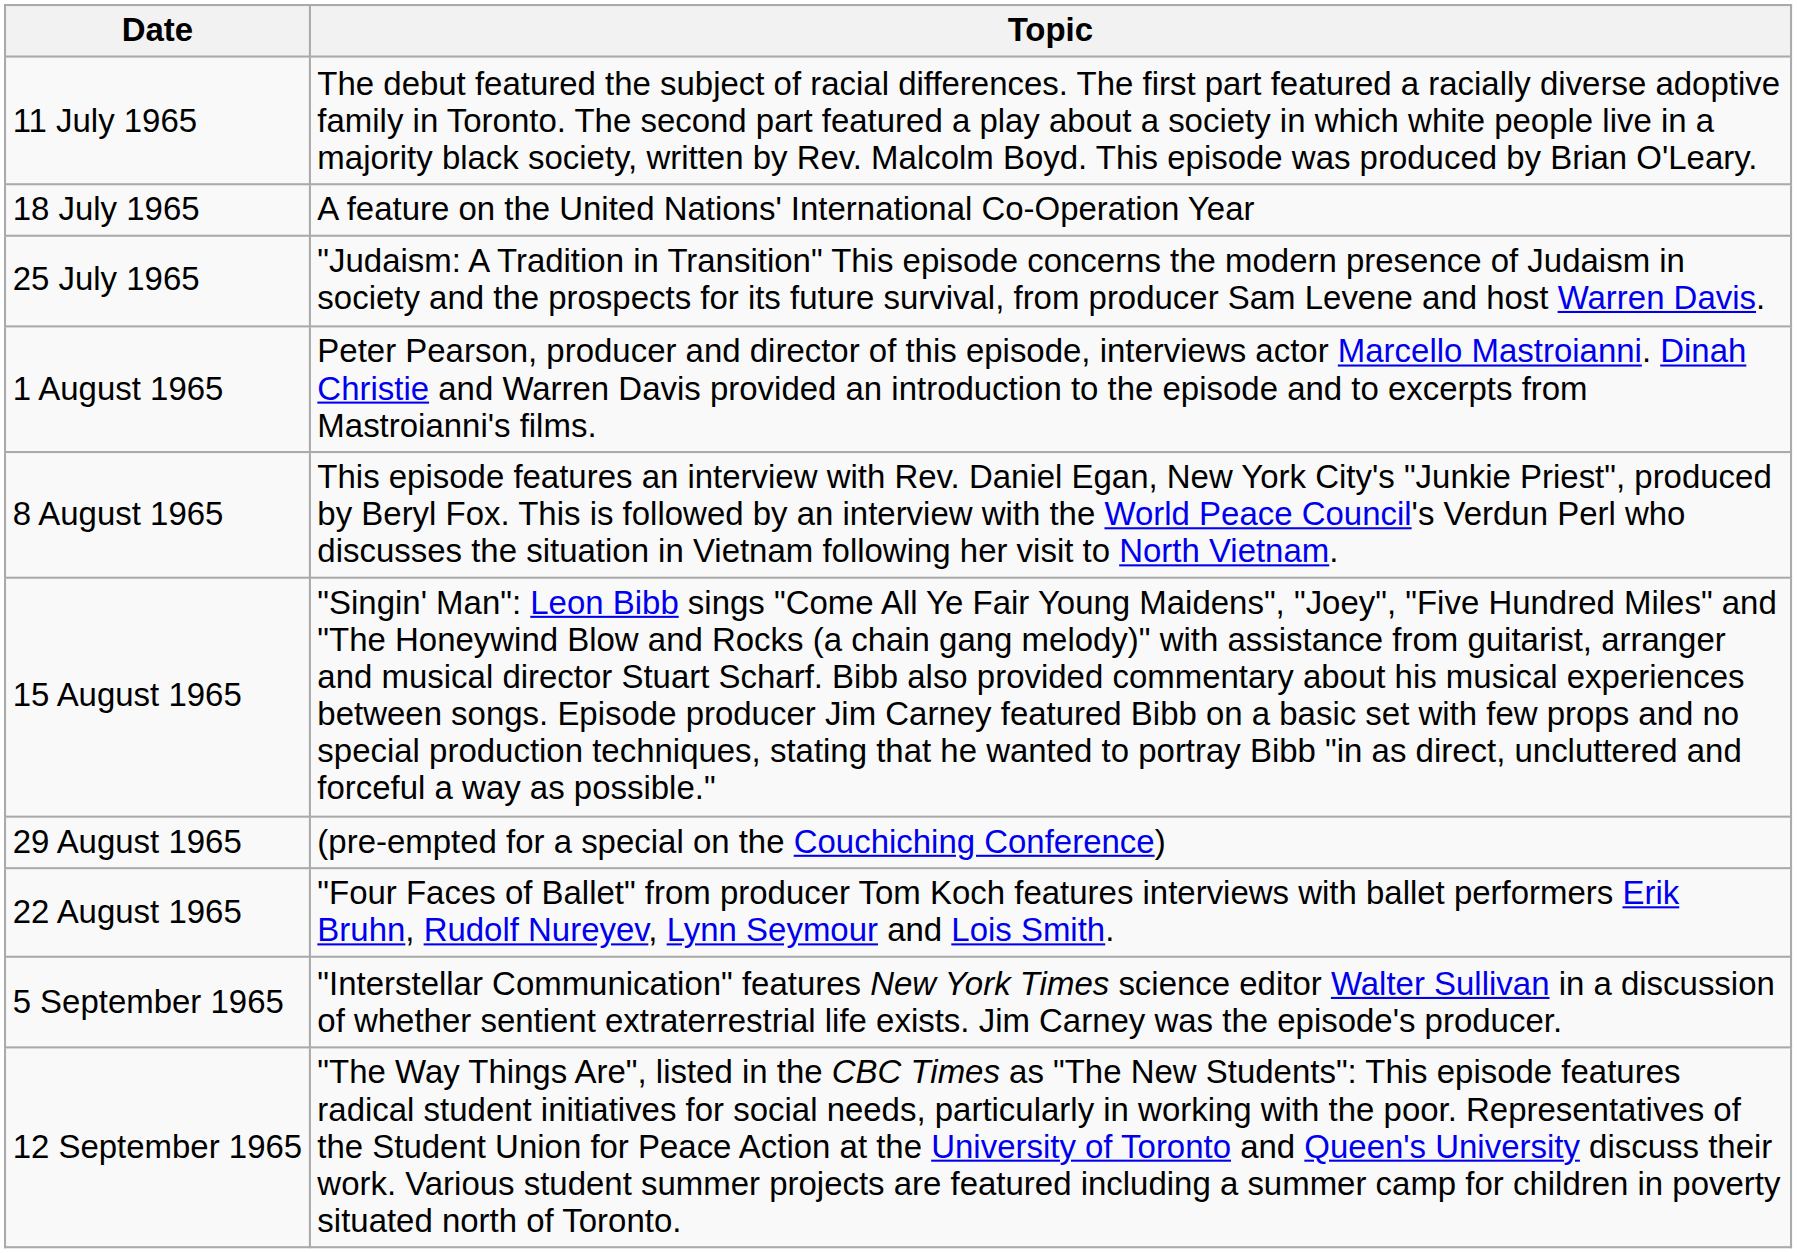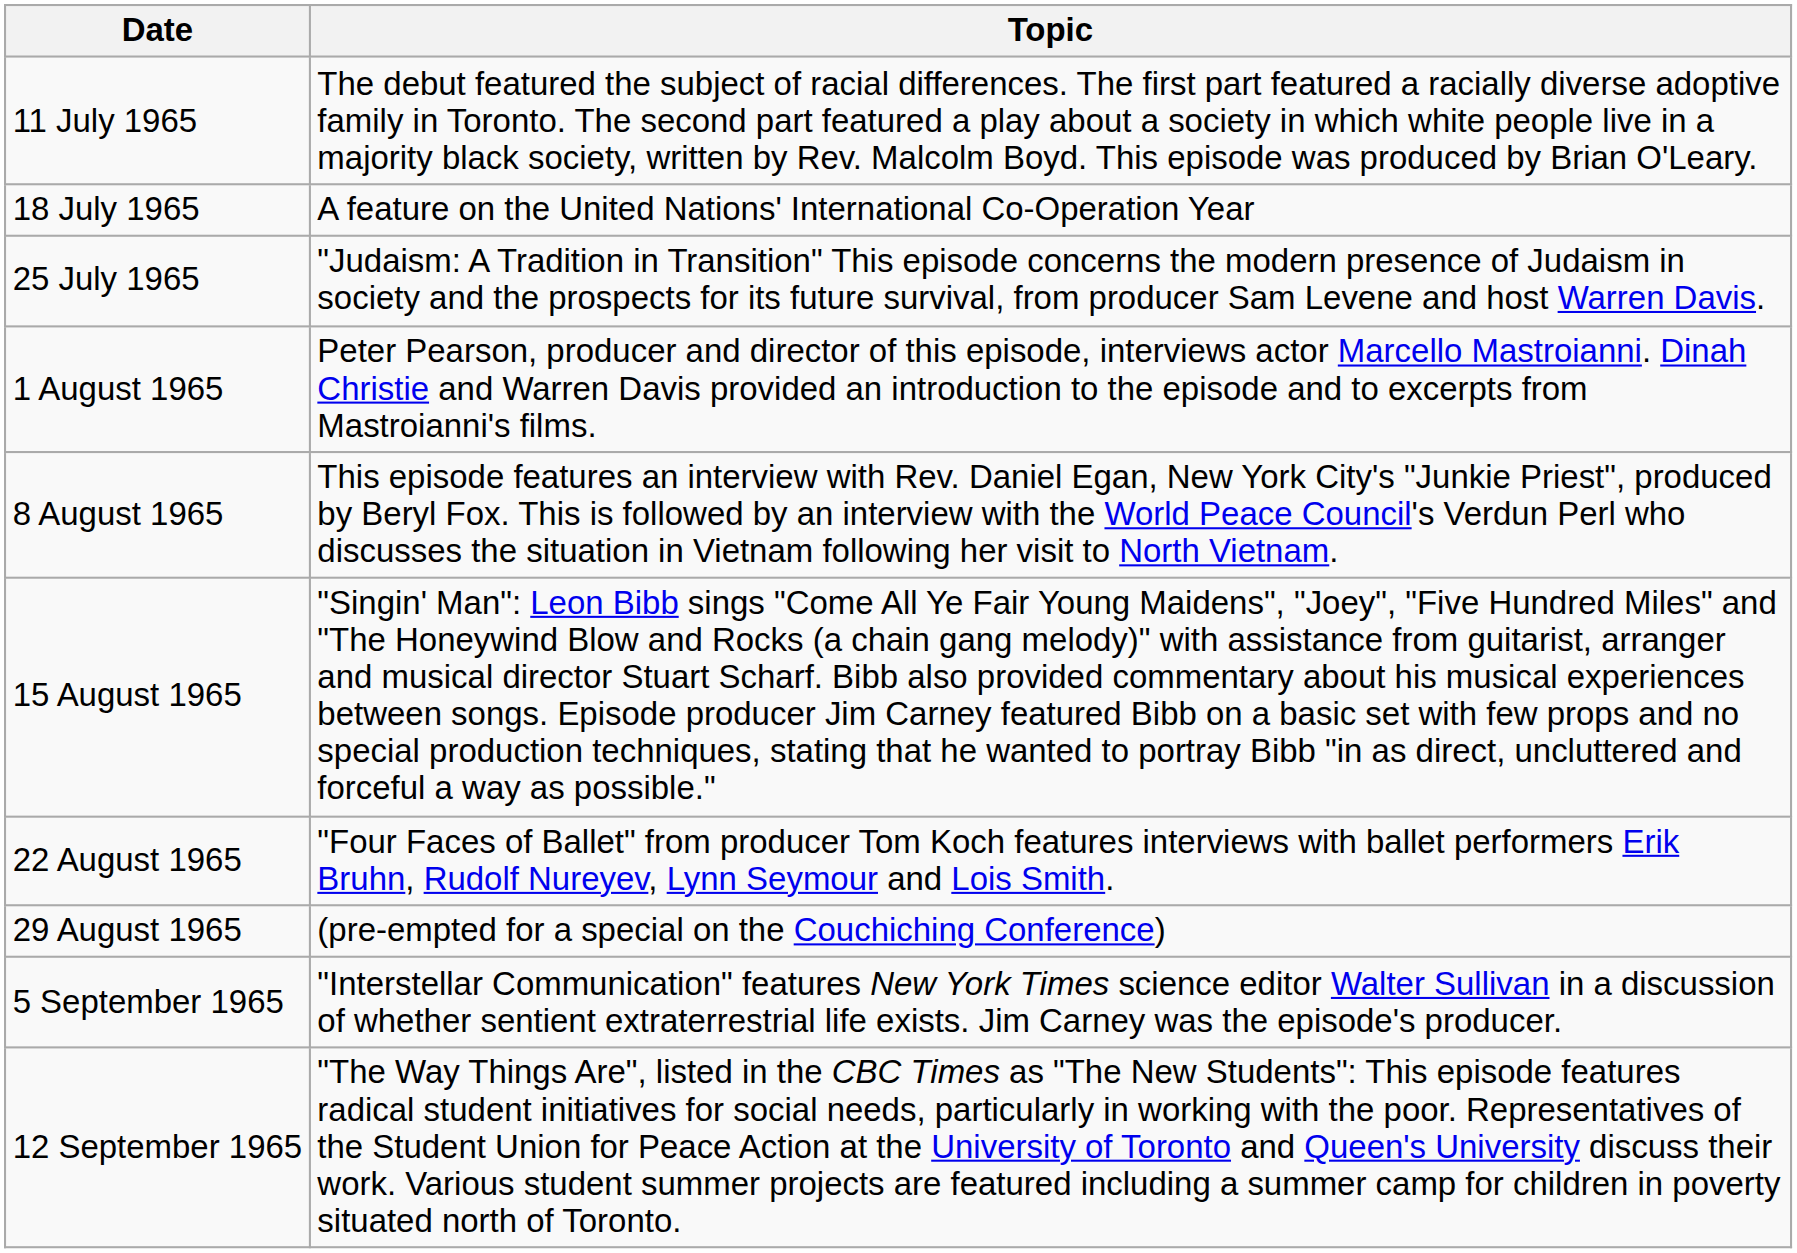rows swapped: (127, 912) <-> (127, 841)
